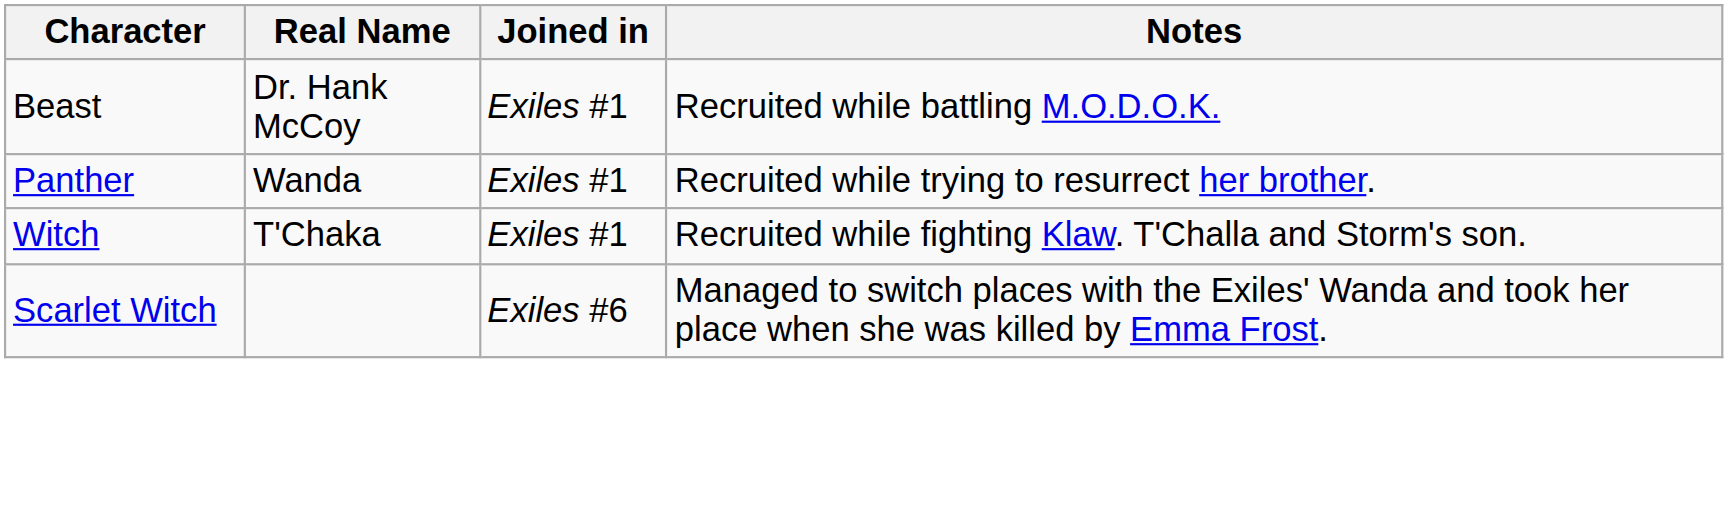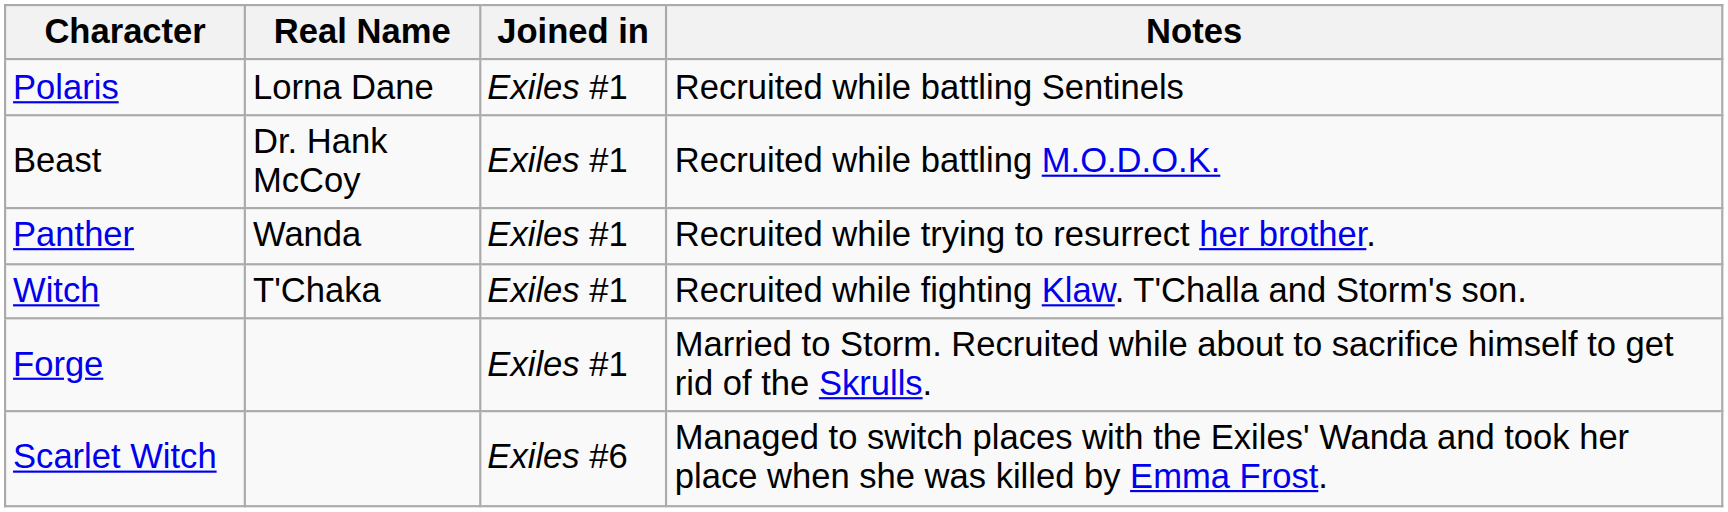+ row: (66, 86)
+ row: (58, 364)
